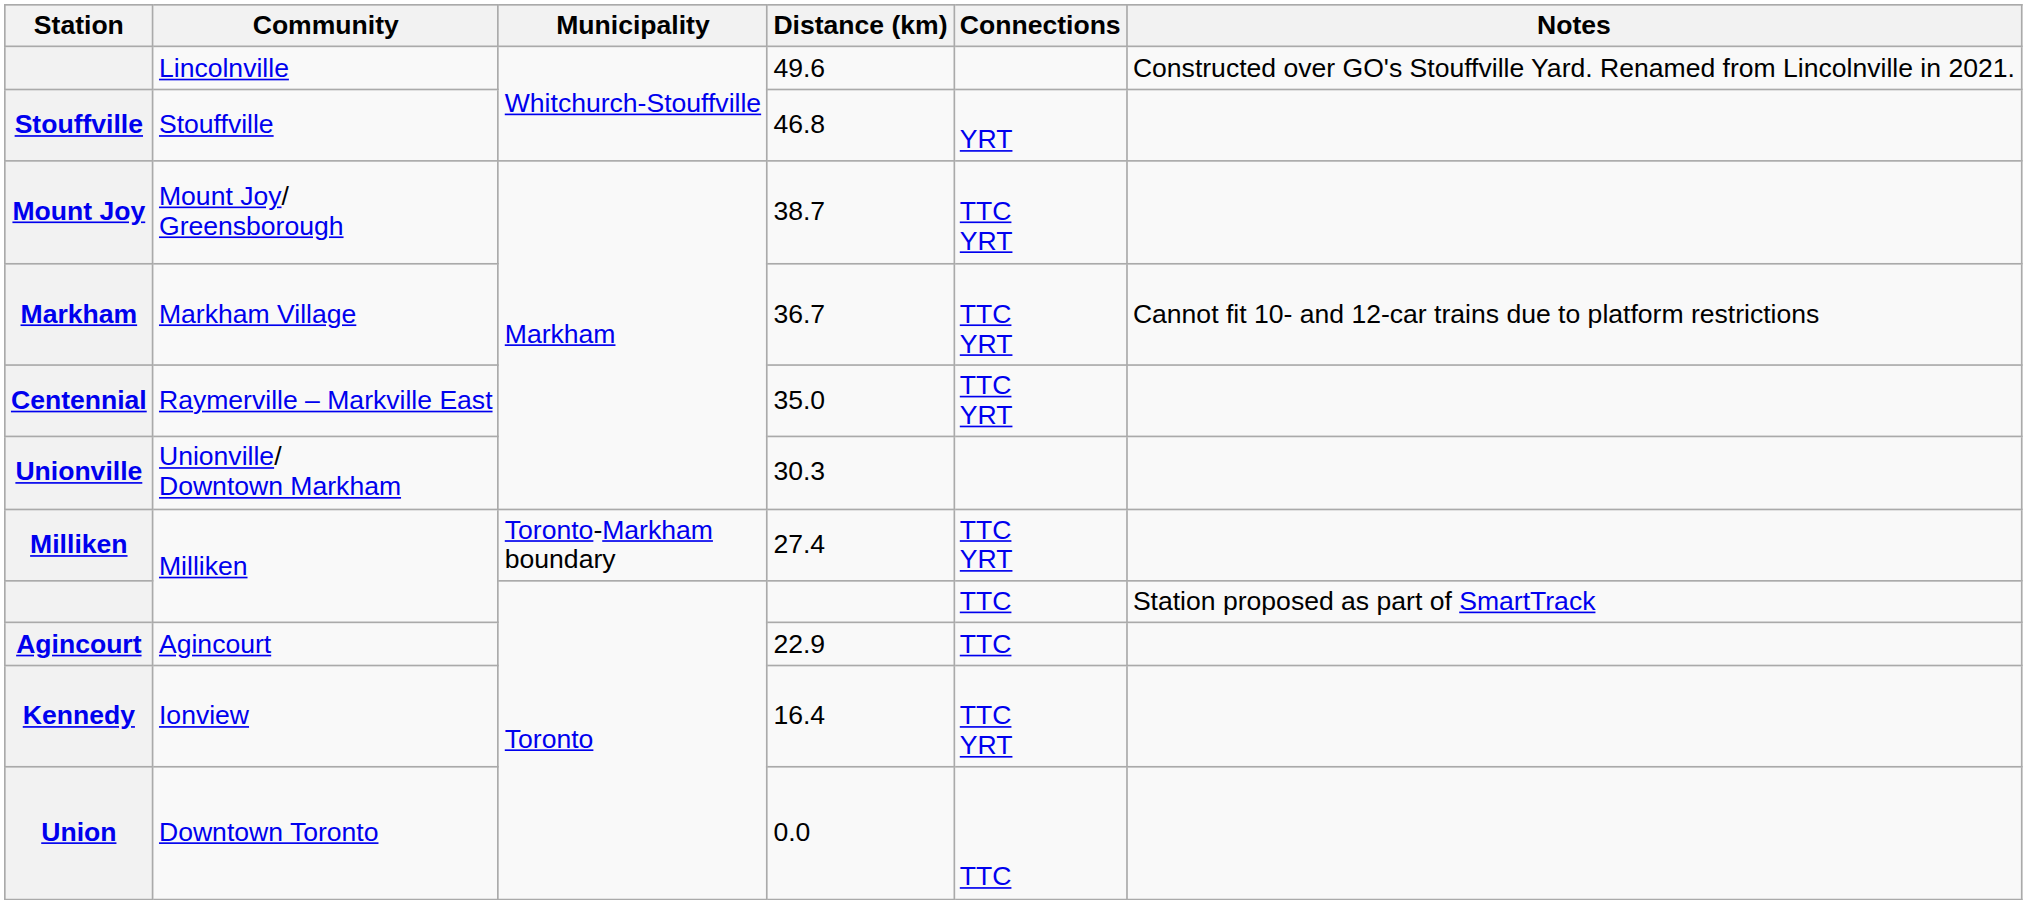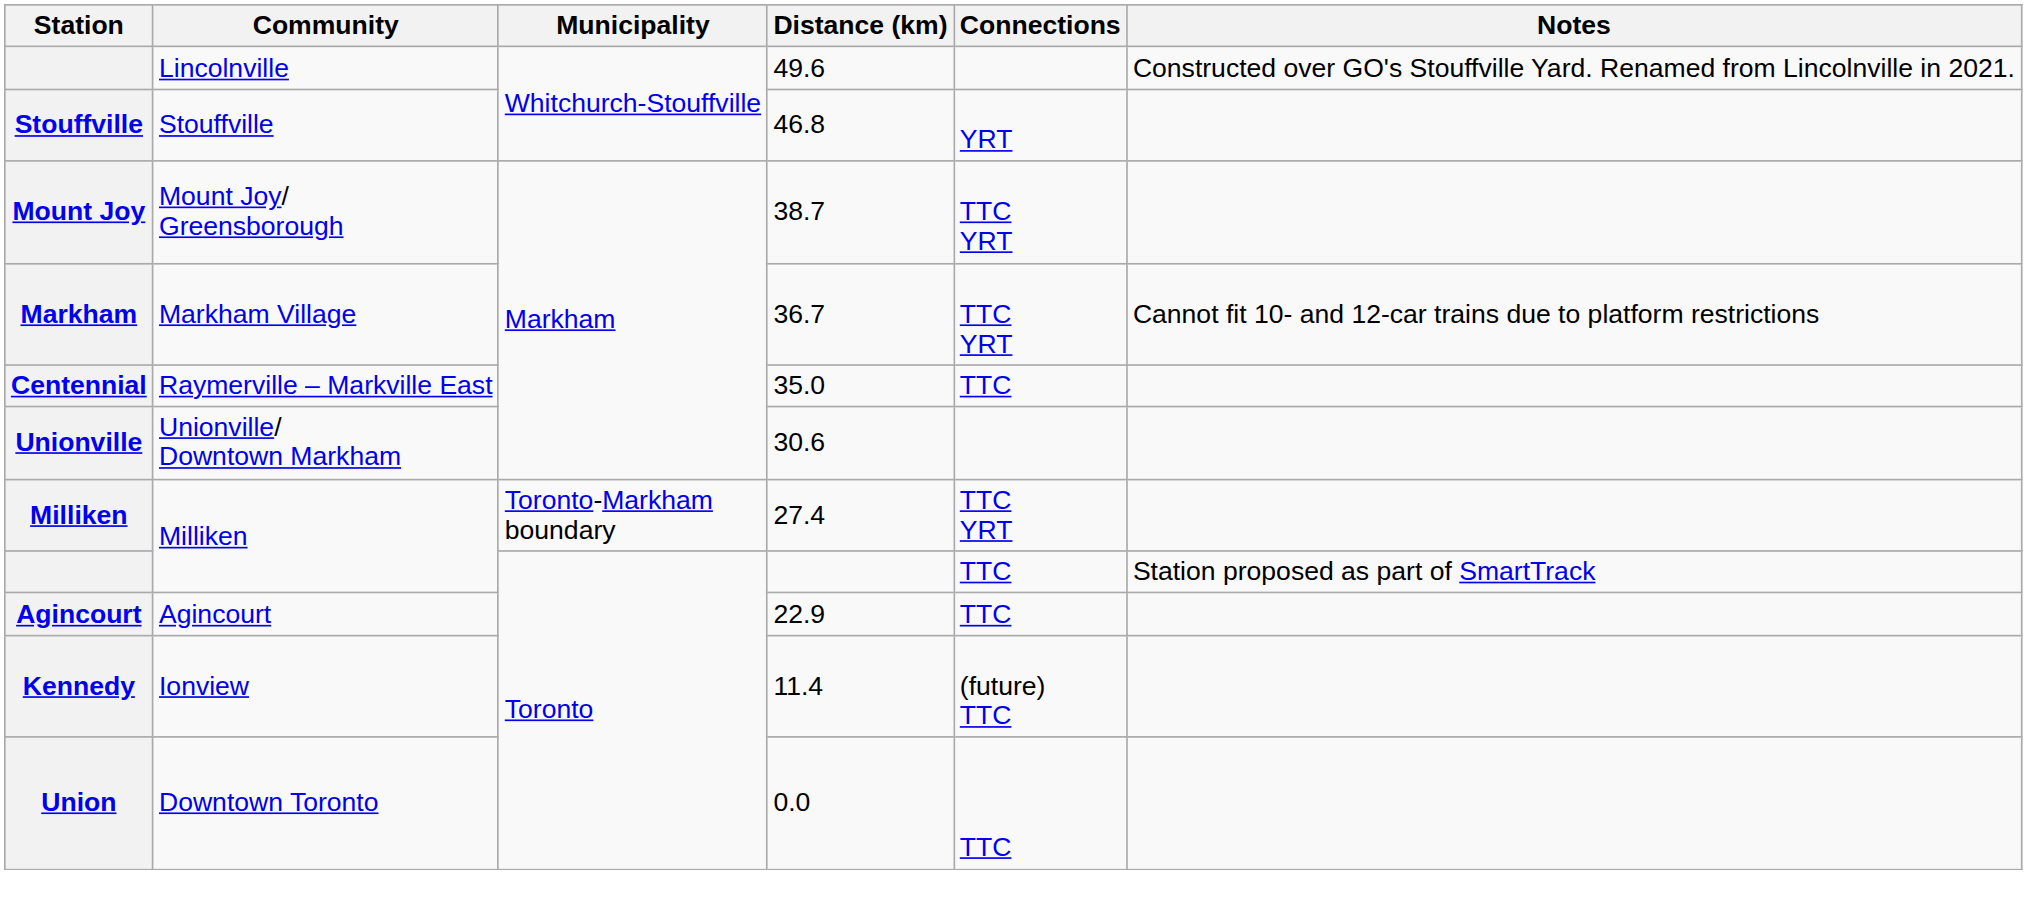(986, 400) TTC YRT -> (986, 385) TTC
(799, 472) 30.3 -> (799, 442) 30.6
(799, 715) 16.4 -> (798, 685) 11.4
(986, 730) TTC YRT -> (1003, 700) (future) TTC
